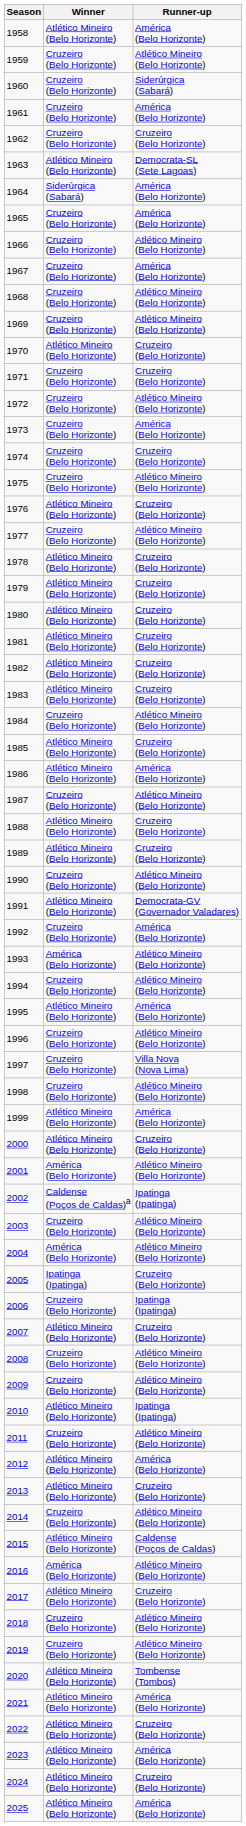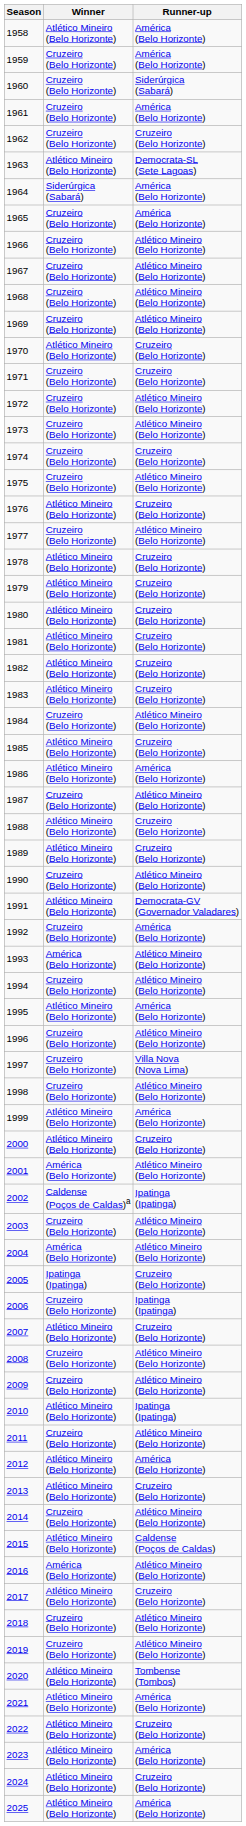(170, 59) Atlético Mineiro (Belo Horizonte) -> (170, 59) América (Belo Horizonte)
(170, 271) América (Belo Horizonte) -> (170, 271) Atlético Mineiro (Belo Horizonte)
(170, 430) América (Belo Horizonte) -> (170, 430) Atlético Mineiro (Belo Horizonte)
